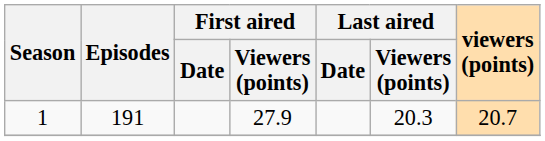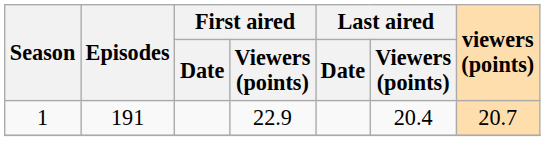(272, 117) 27.9 -> (272, 117) 22.9
(413, 117) 20.3 -> (413, 117) 20.4
